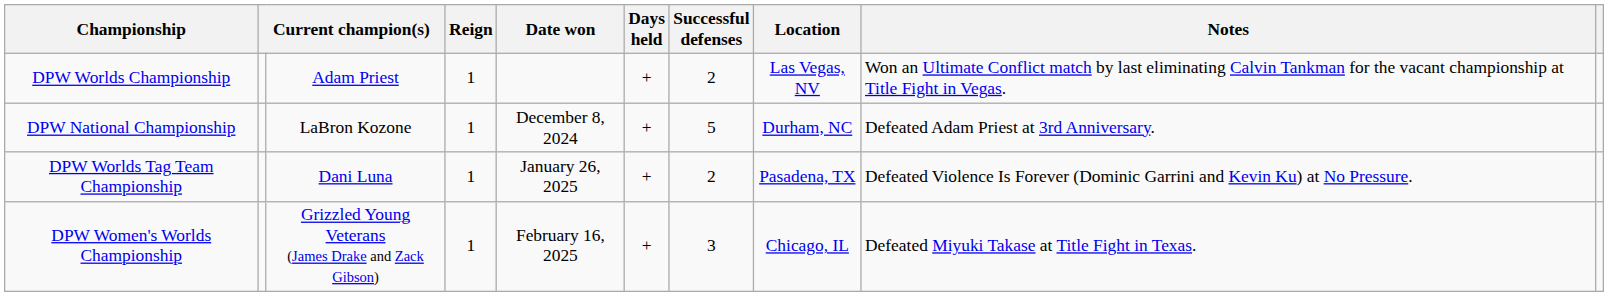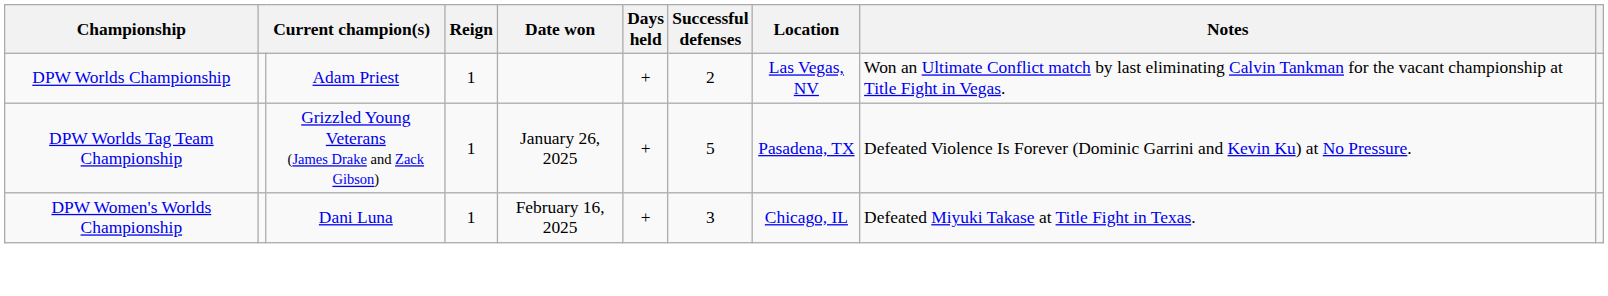- row: (131, 127)
(356, 176) Dani Luna -> (356, 146) Grizzled Young Veterans (James Drake and Zack Gibson)
(711, 176) 2 -> (710, 147) 5
(356, 245) Grizzled Young Veterans (James Drake and Zack Gibson) -> (356, 217) Dani Luna
